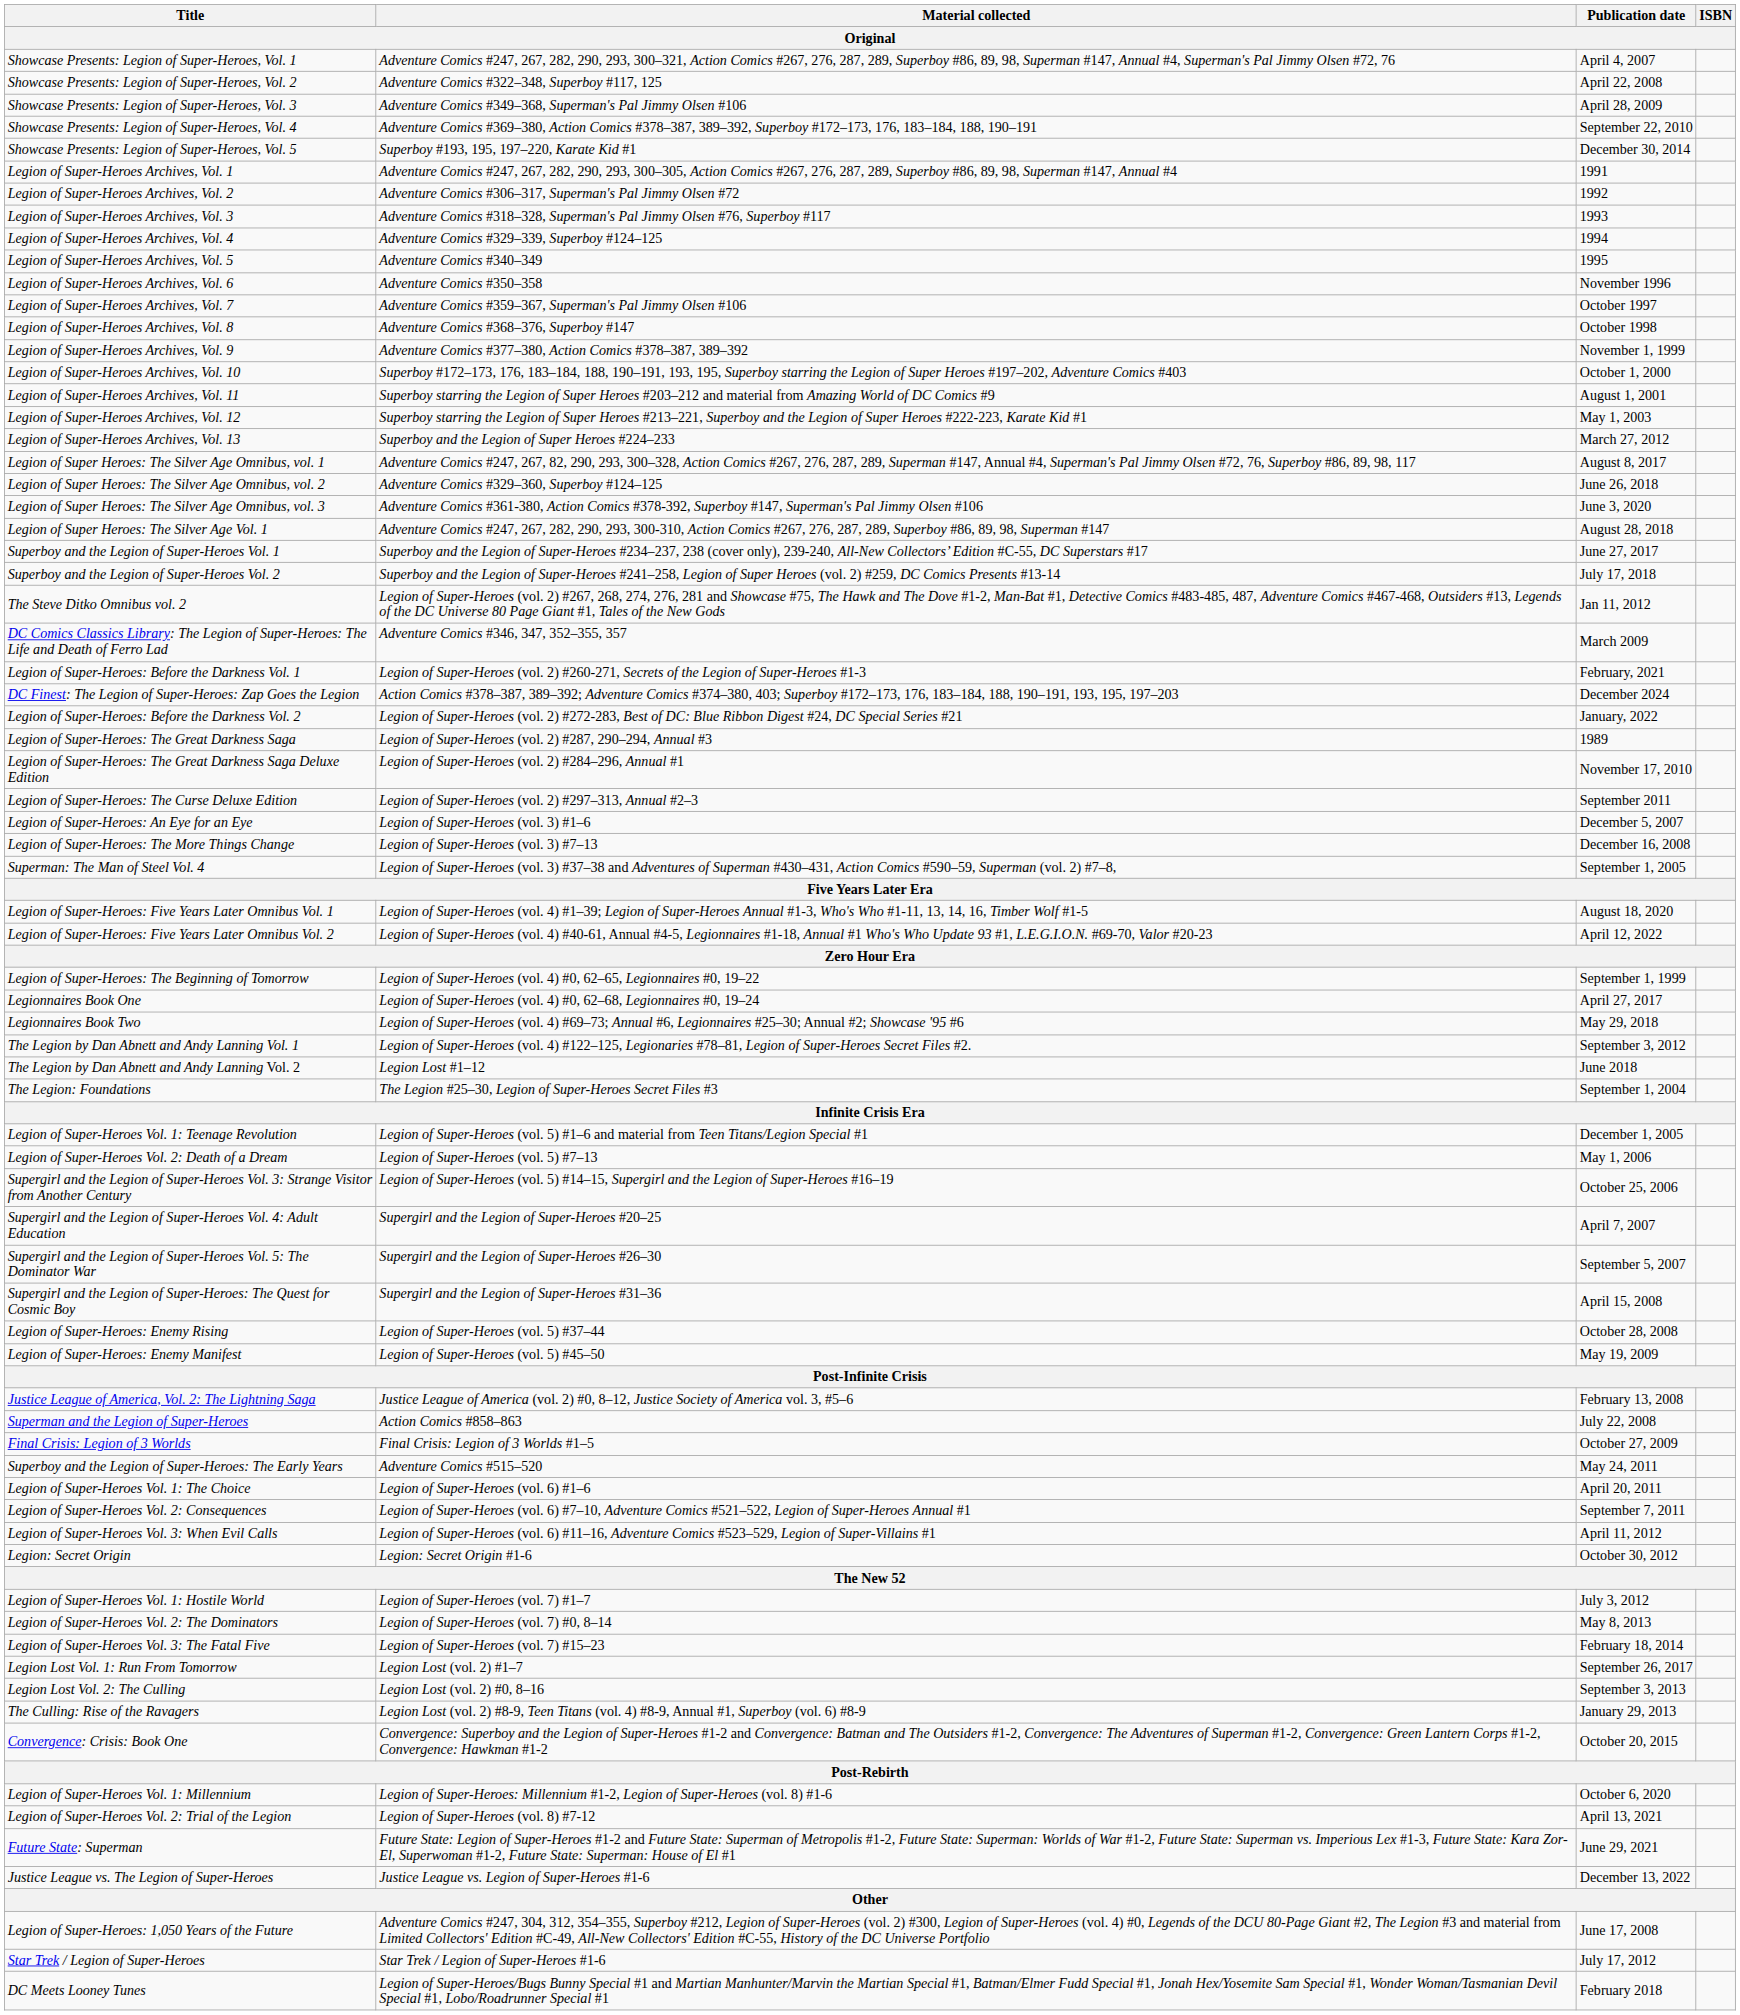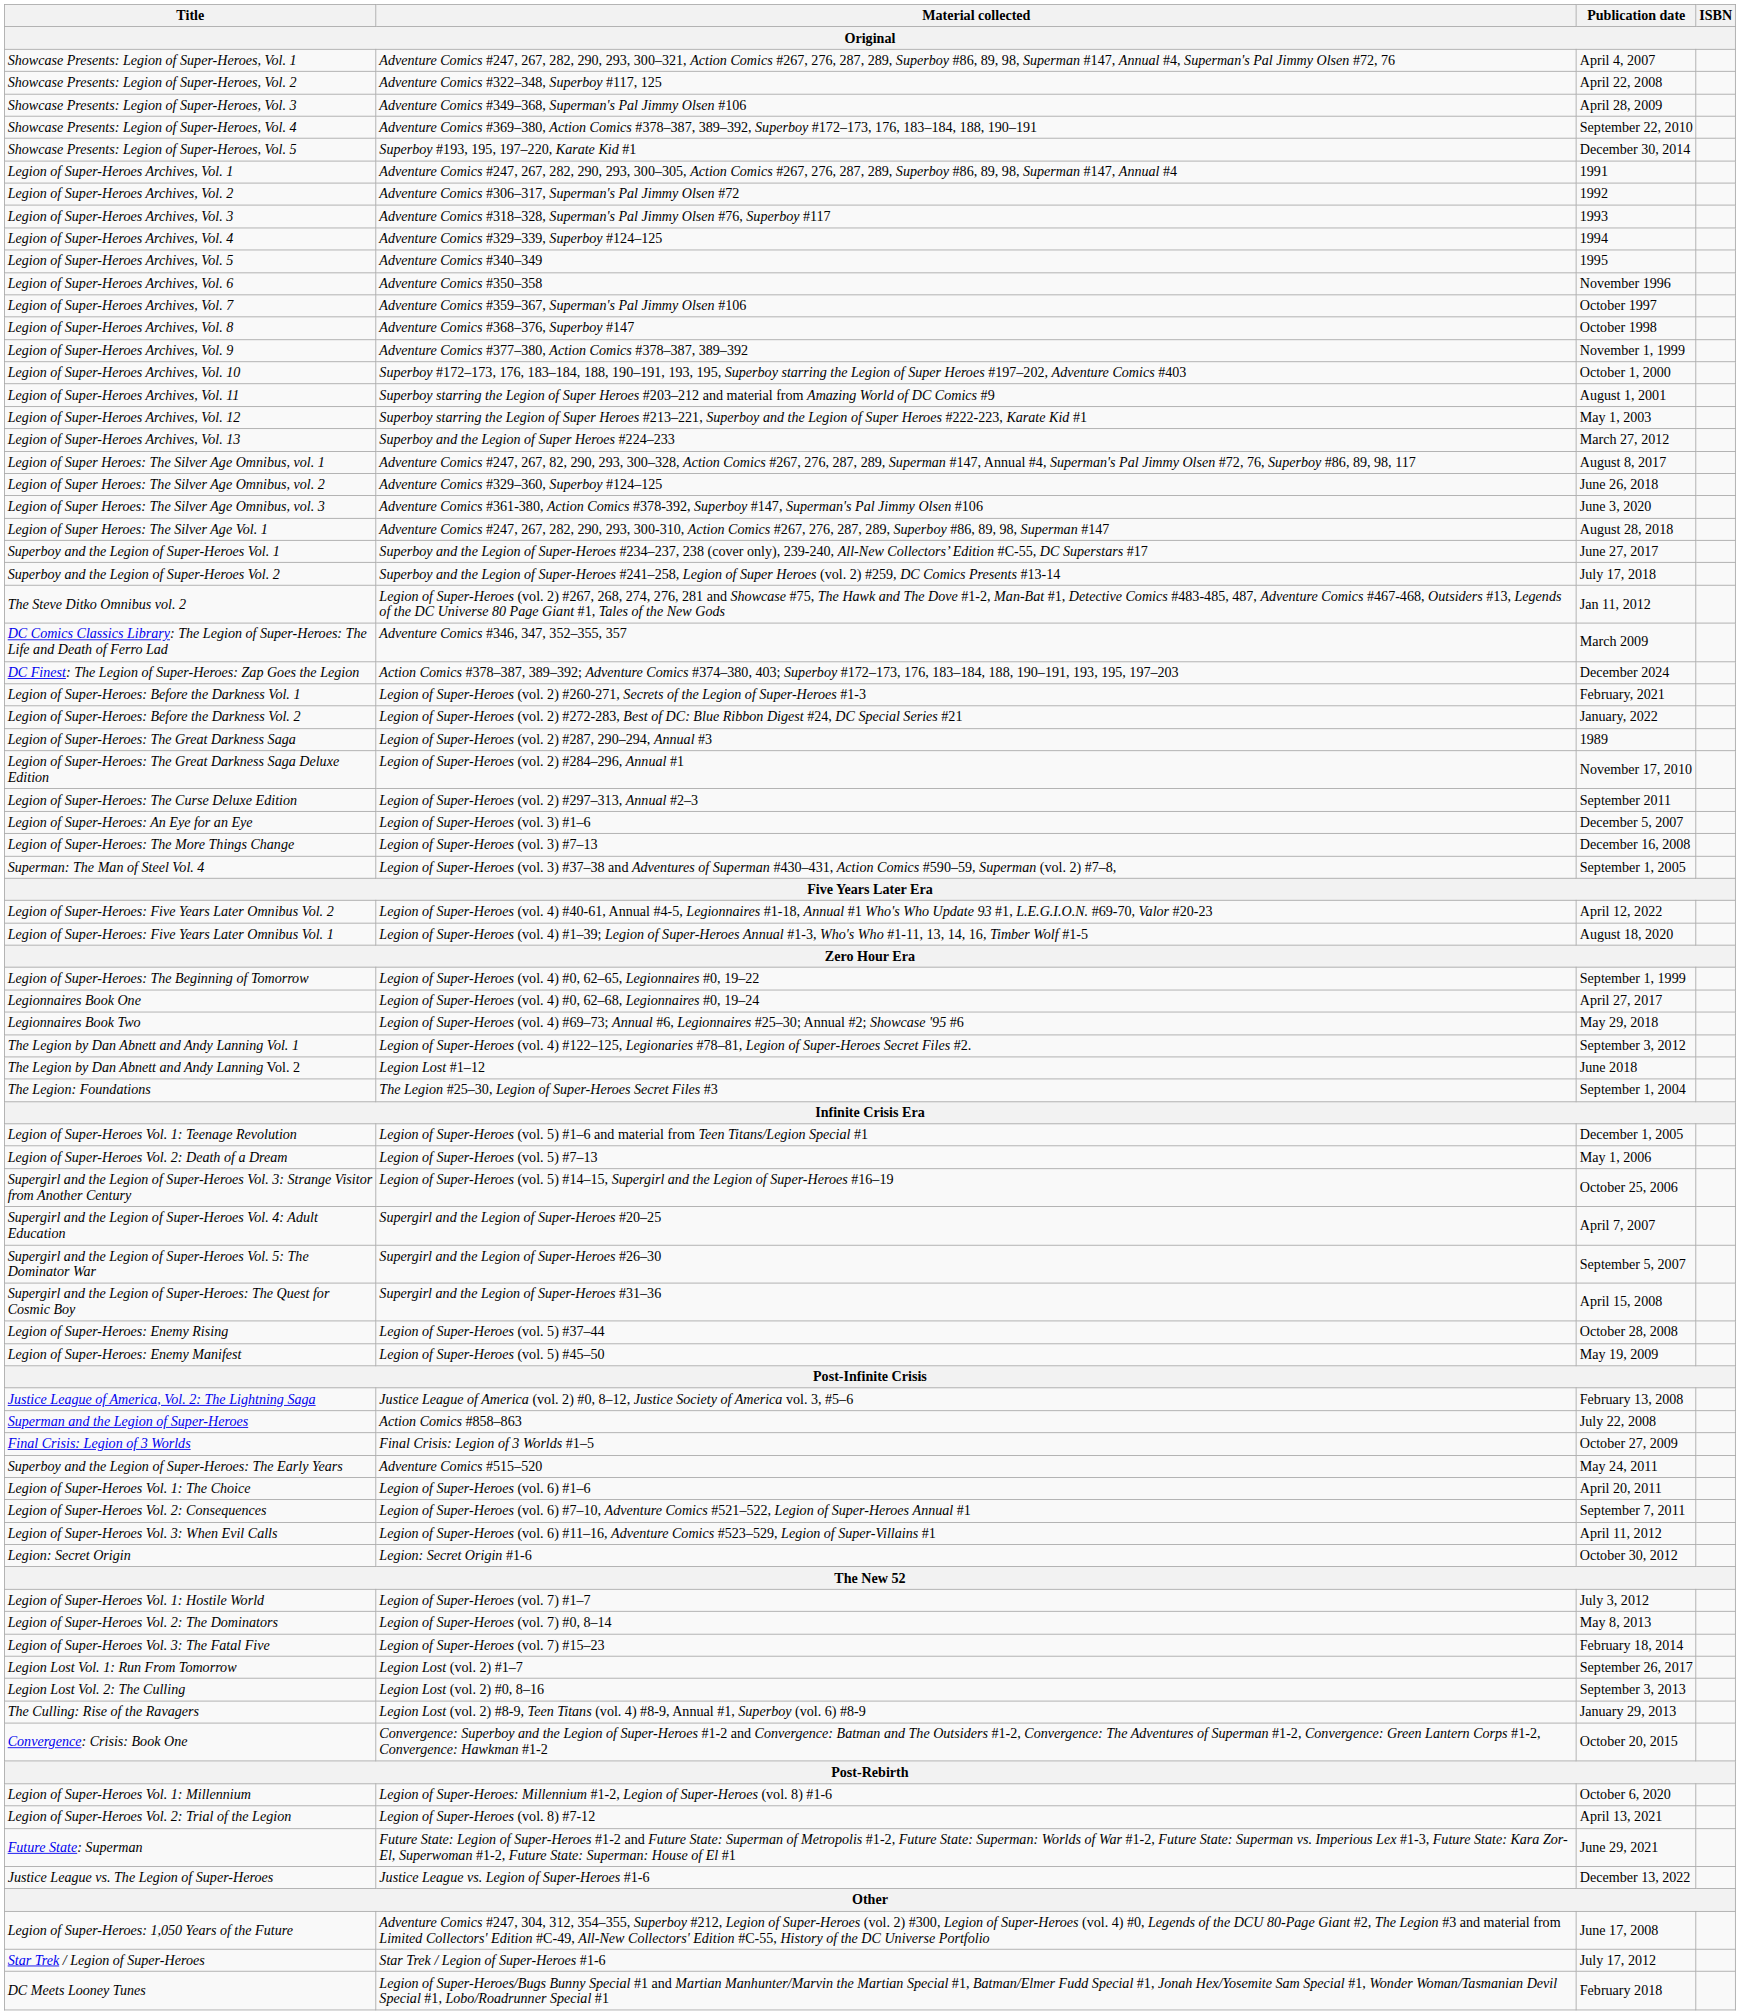rows swapped: (183, 694) <-> (154, 672)
rows swapped: (171, 911) <-> (171, 934)
